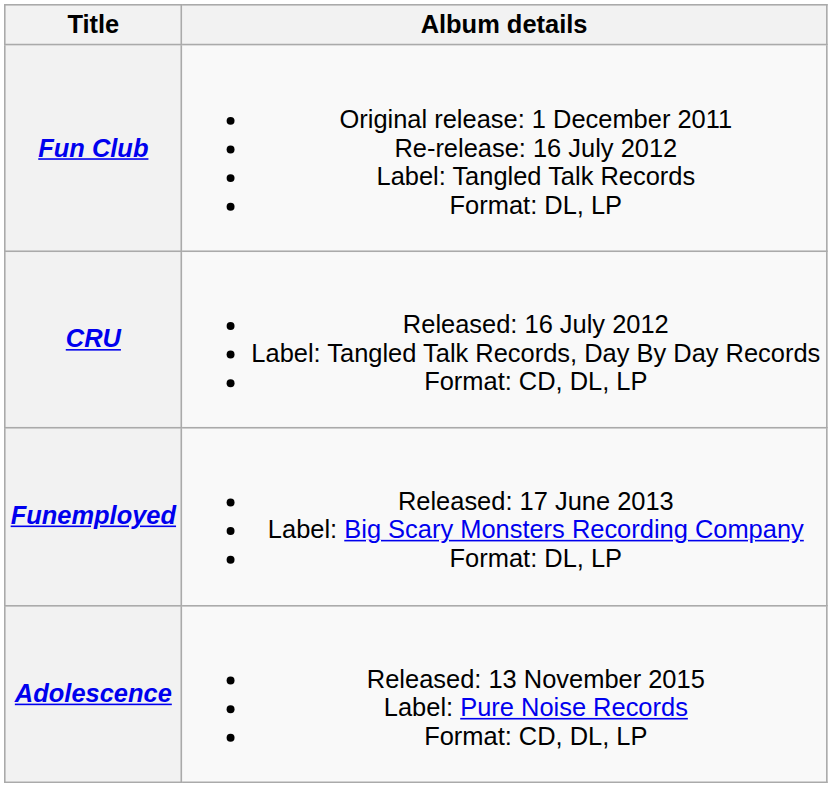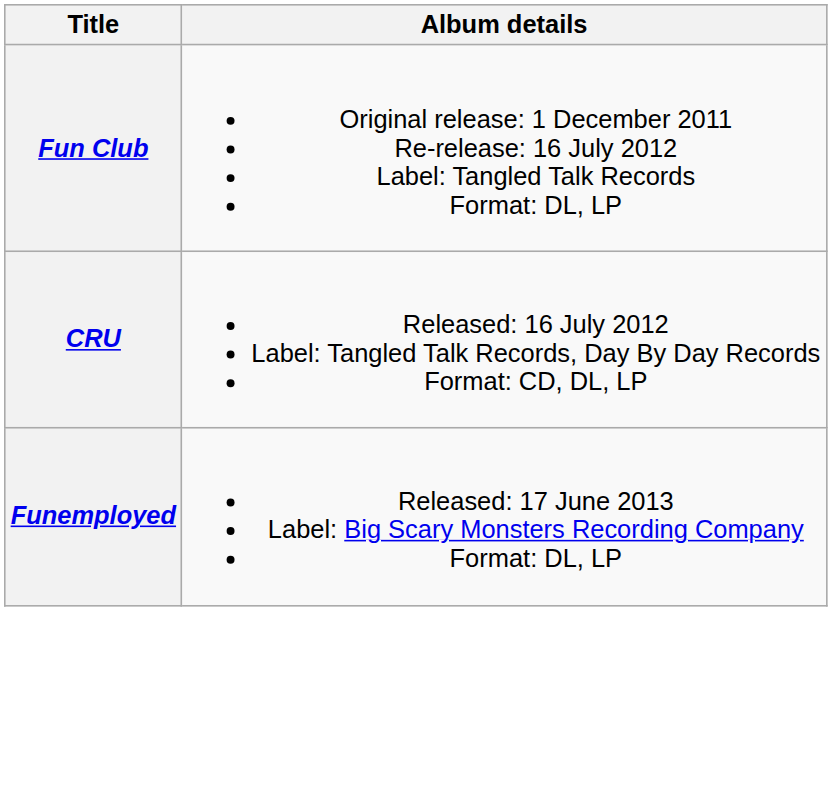- row: (93, 693)
